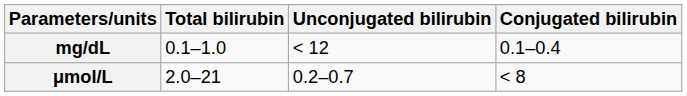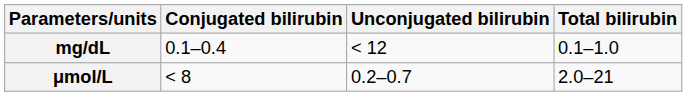columns swapped: (225, 18) <-> (589, 18)
